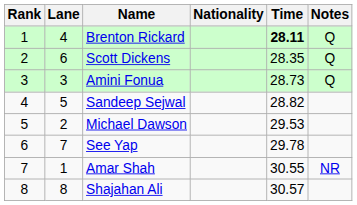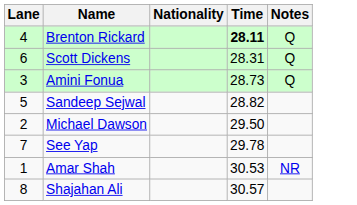- column: (24, 15)
(287, 59) 28.35 -> (247, 59) 28.31
(287, 124) 29.53 -> (247, 124) 29.50
(287, 168) 30.55 -> (247, 168) 30.53
